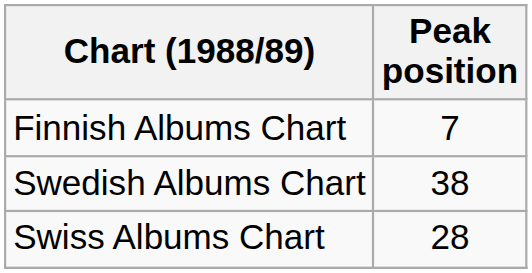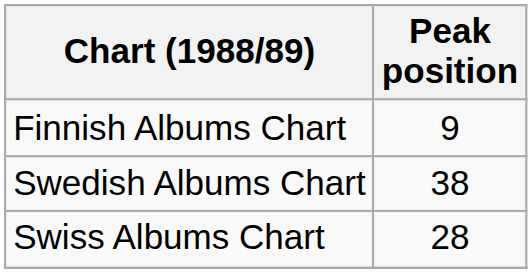(450, 127) 7 -> (450, 127) 9
